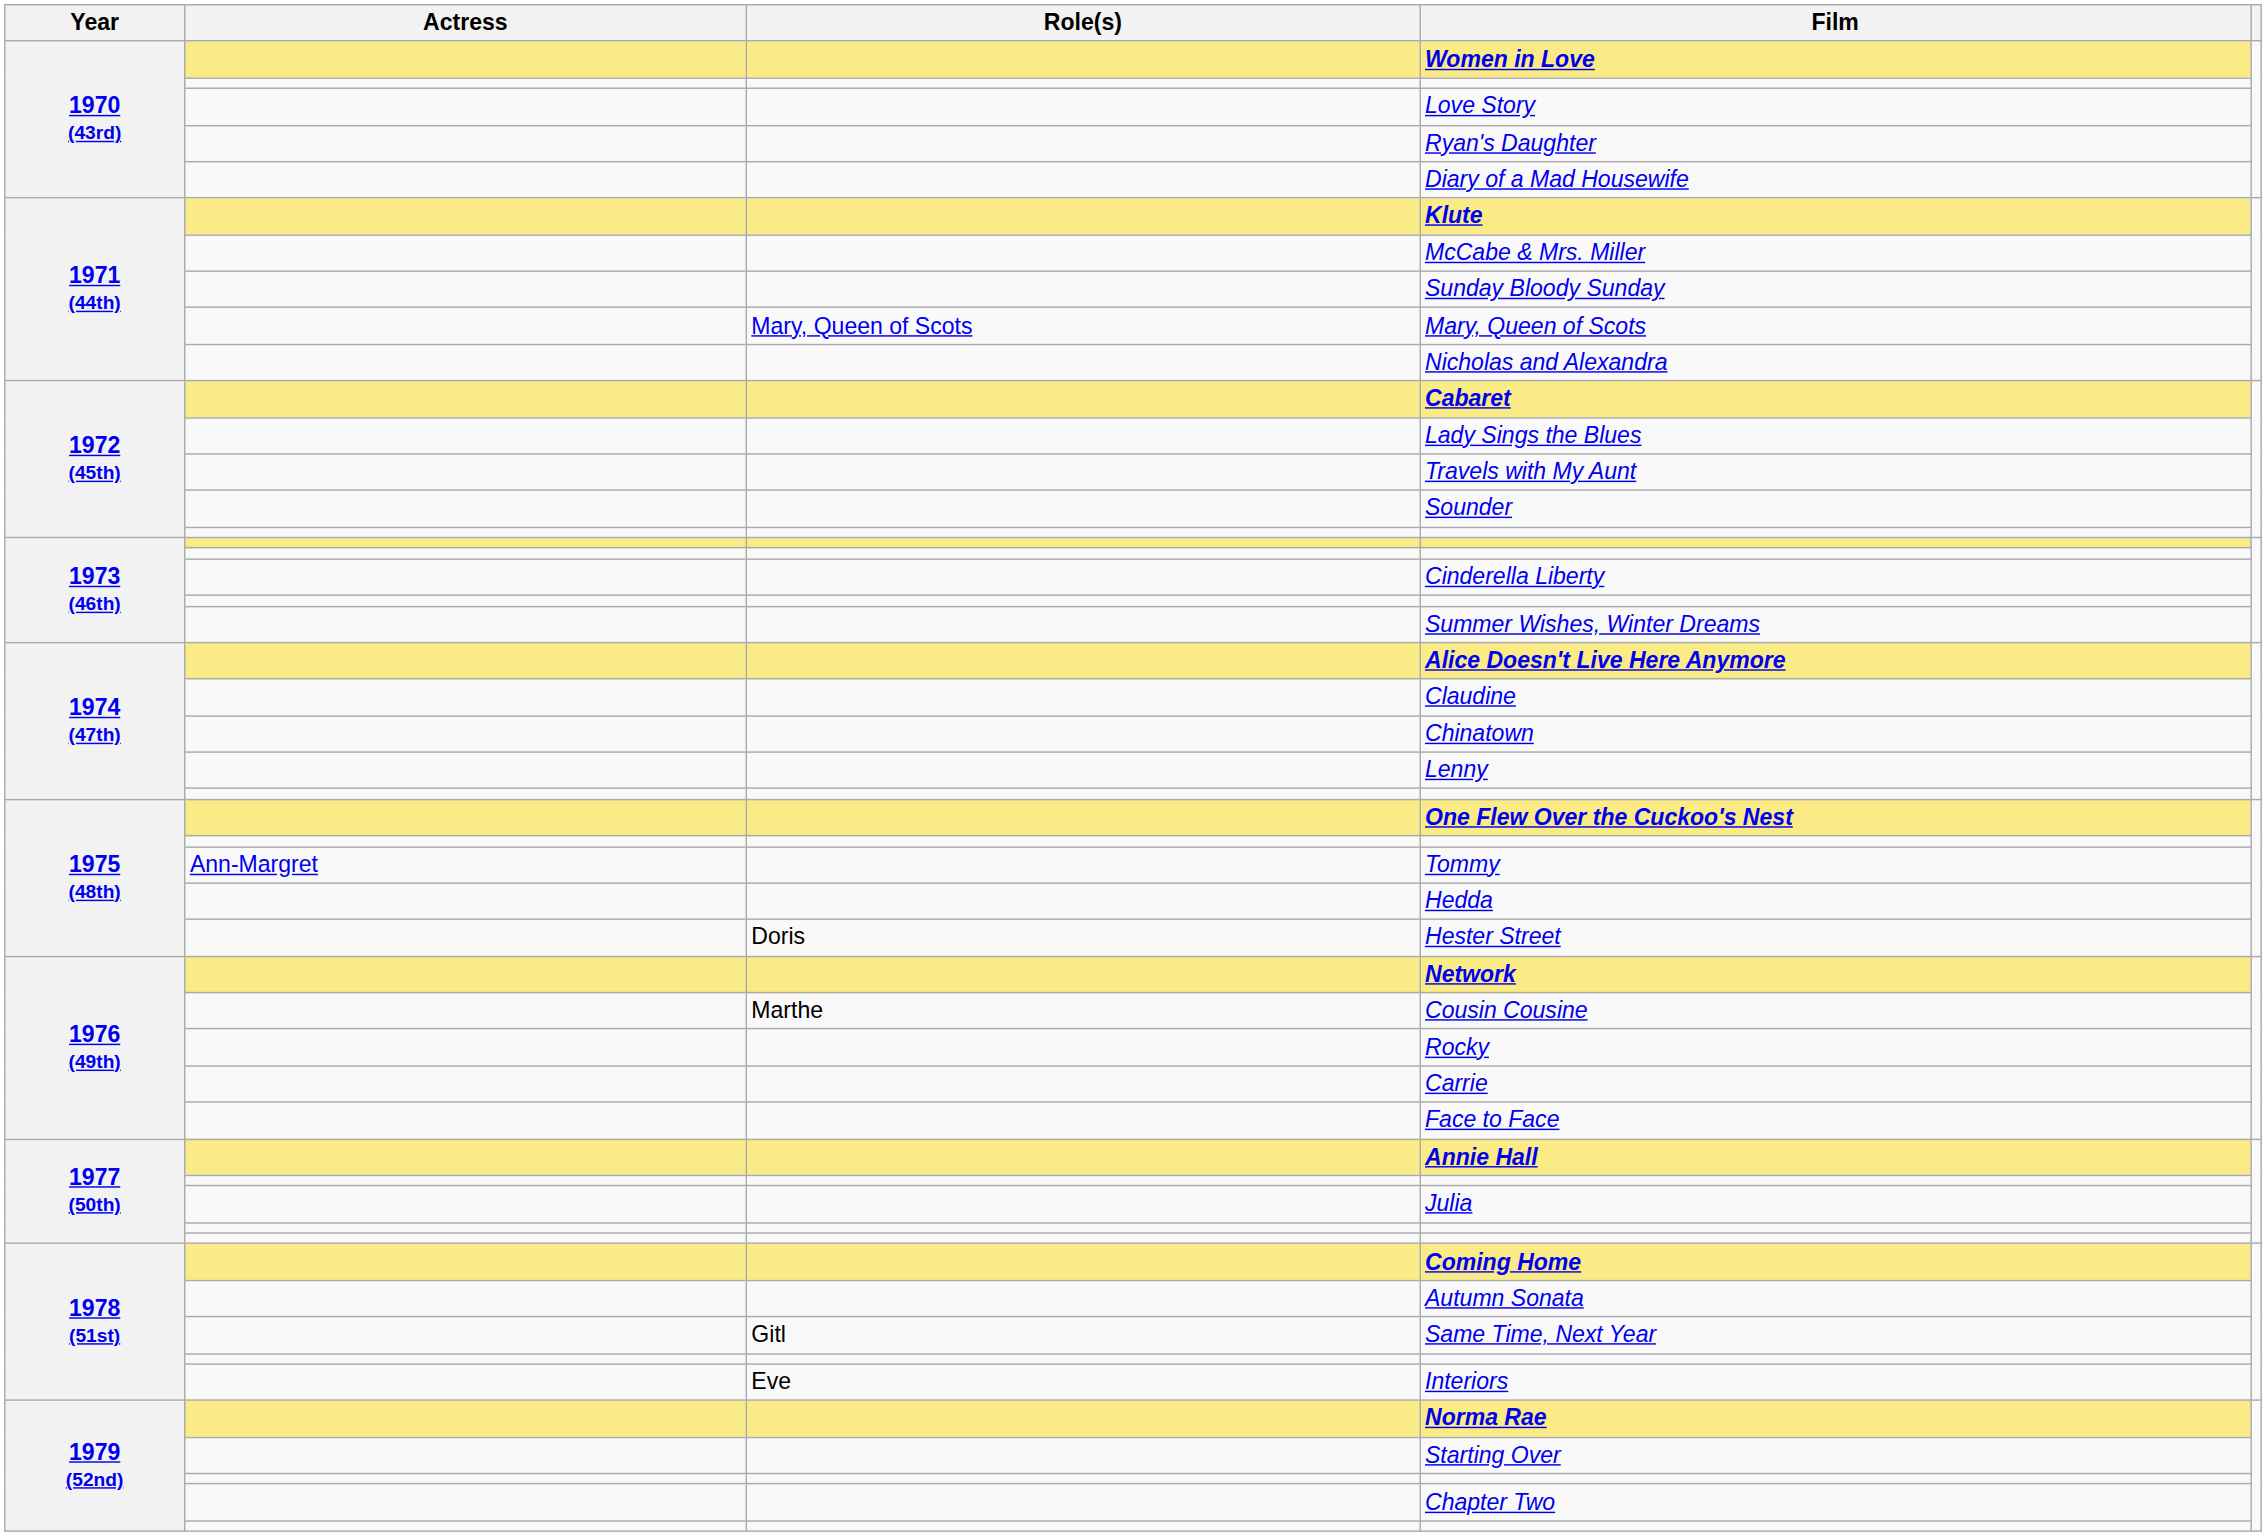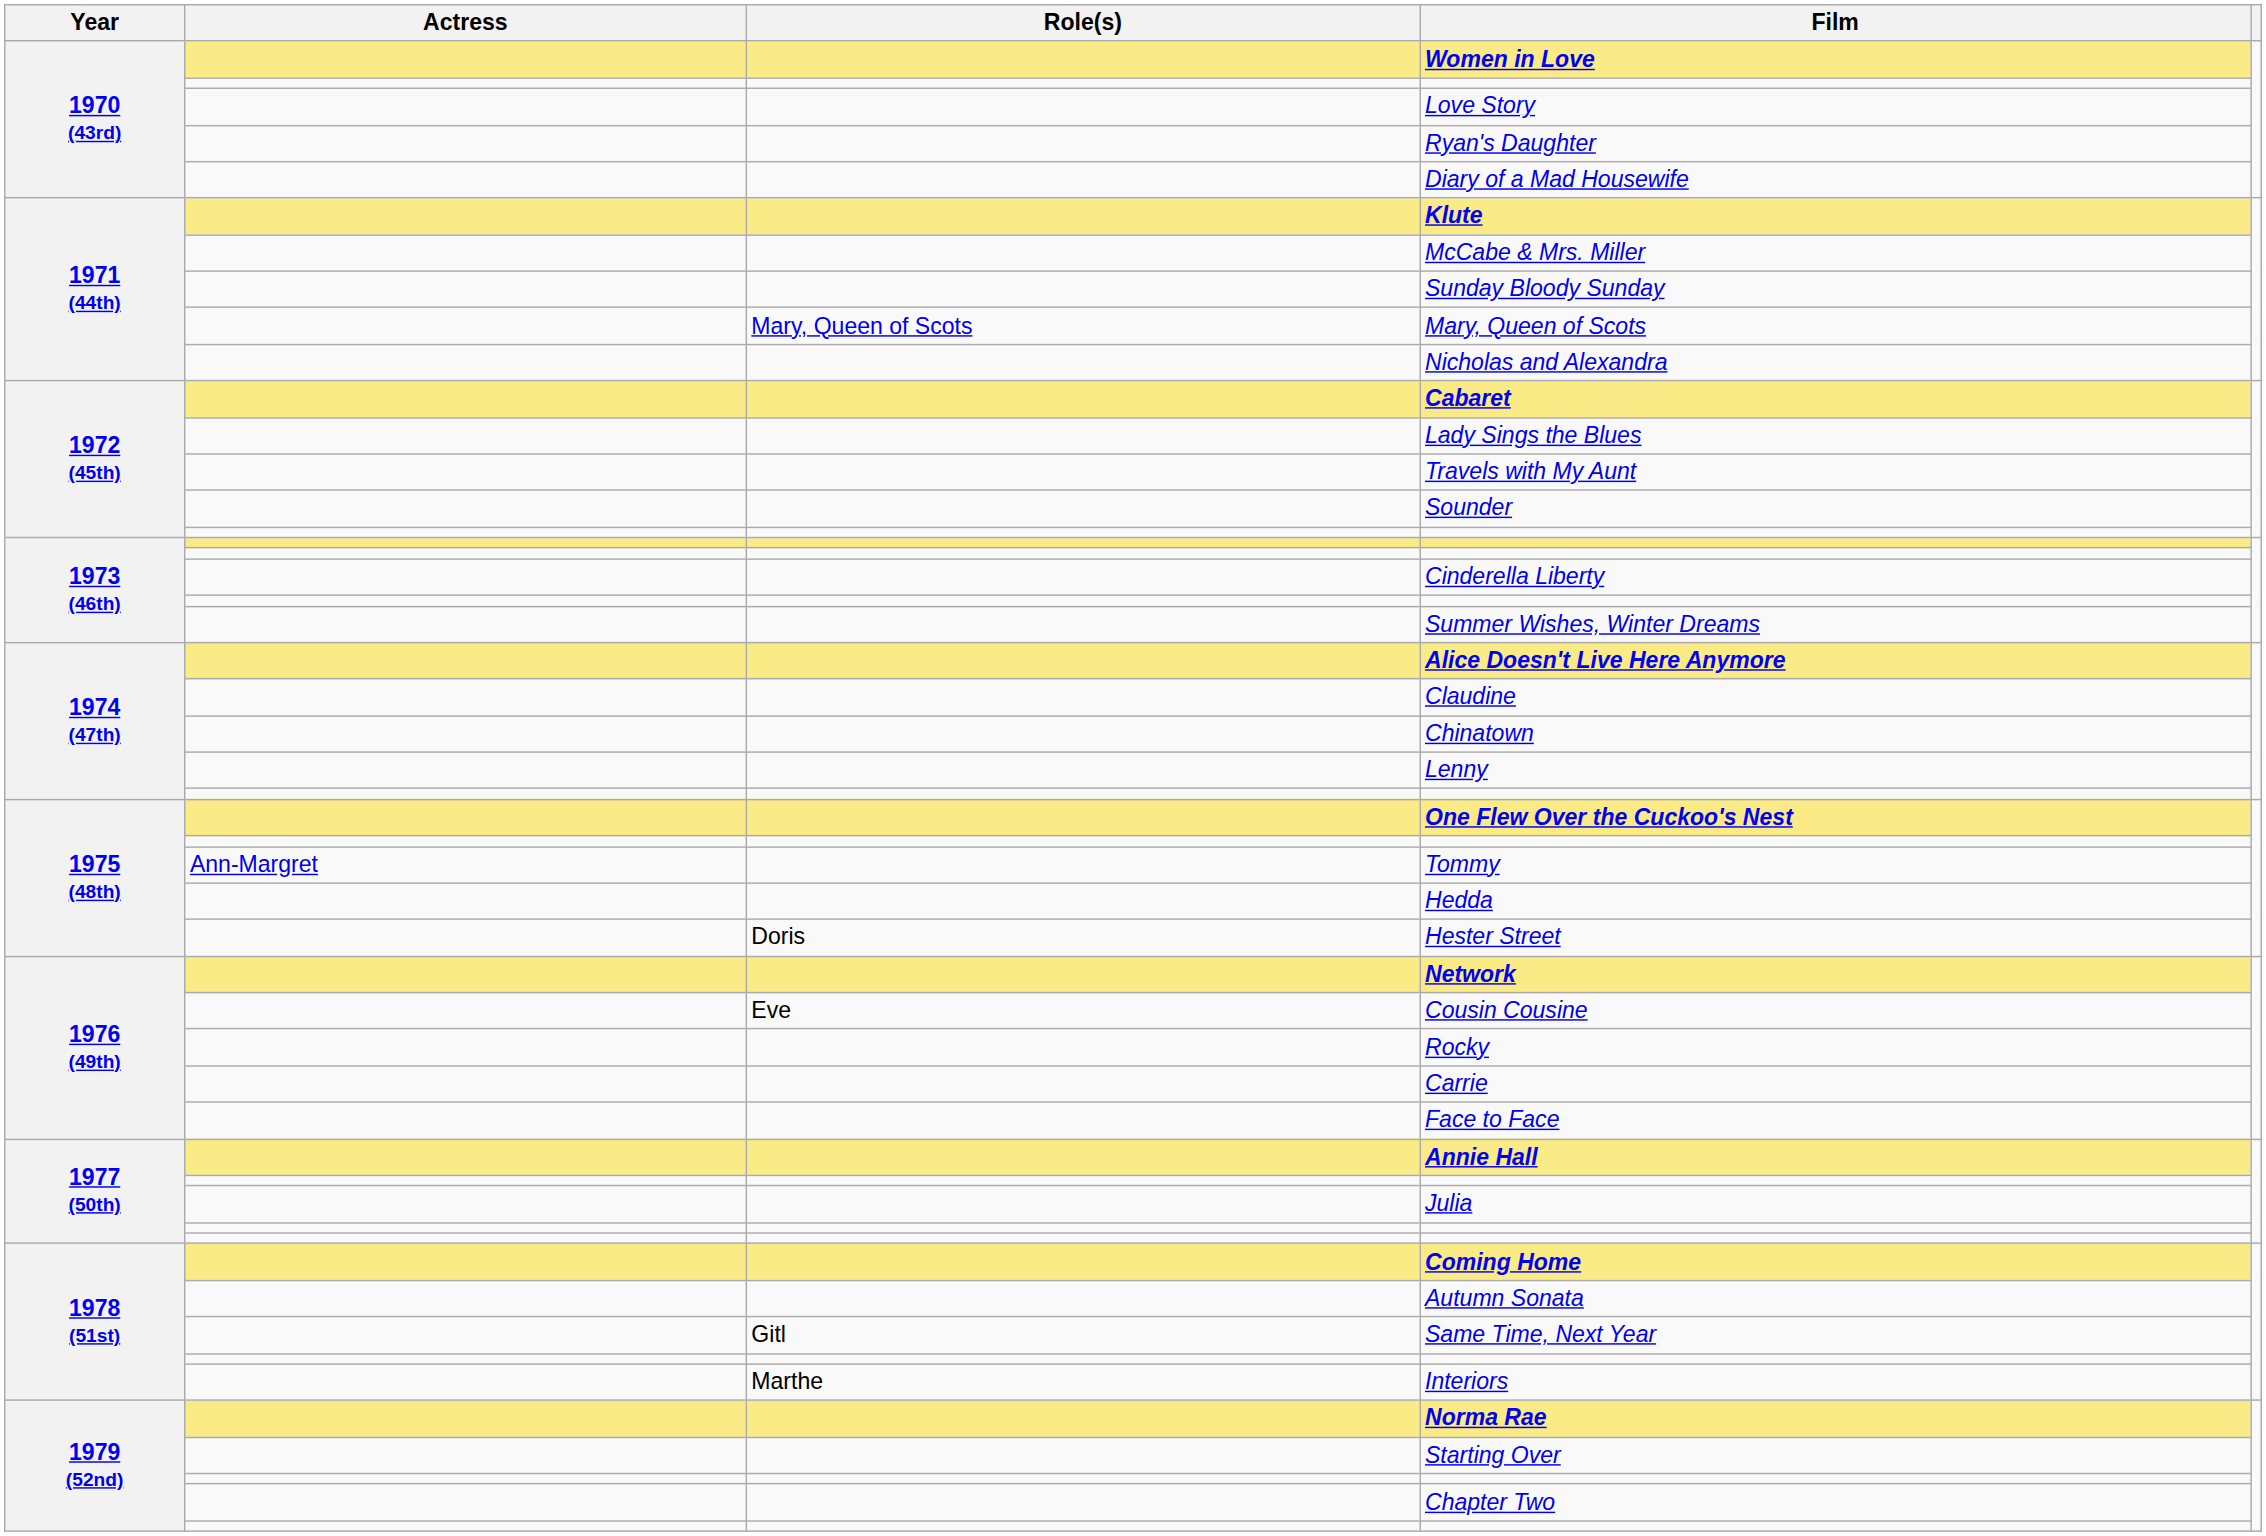(787, 1010) Marthe -> (771, 1010) Eve
(771, 1381) Eve -> (787, 1381) Marthe
